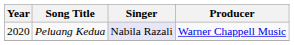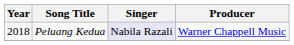(18, 31) 2020 -> (18, 31) 2018
